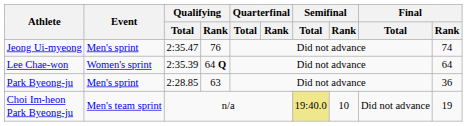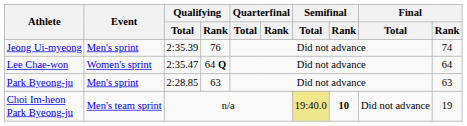(182, 48) 2:35.47 -> (182, 48) 2:35.39
(182, 65) 2:35.39 -> (182, 65) 2:35.47
(447, 82) 36 -> (447, 82) 63
(344, 106) normal -> (344, 106) bold
